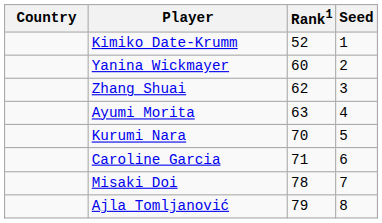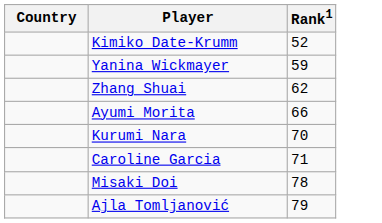- column: (357, 18)
(300, 66) 60 -> (300, 66) 59
(300, 113) 63 -> (300, 113) 66
